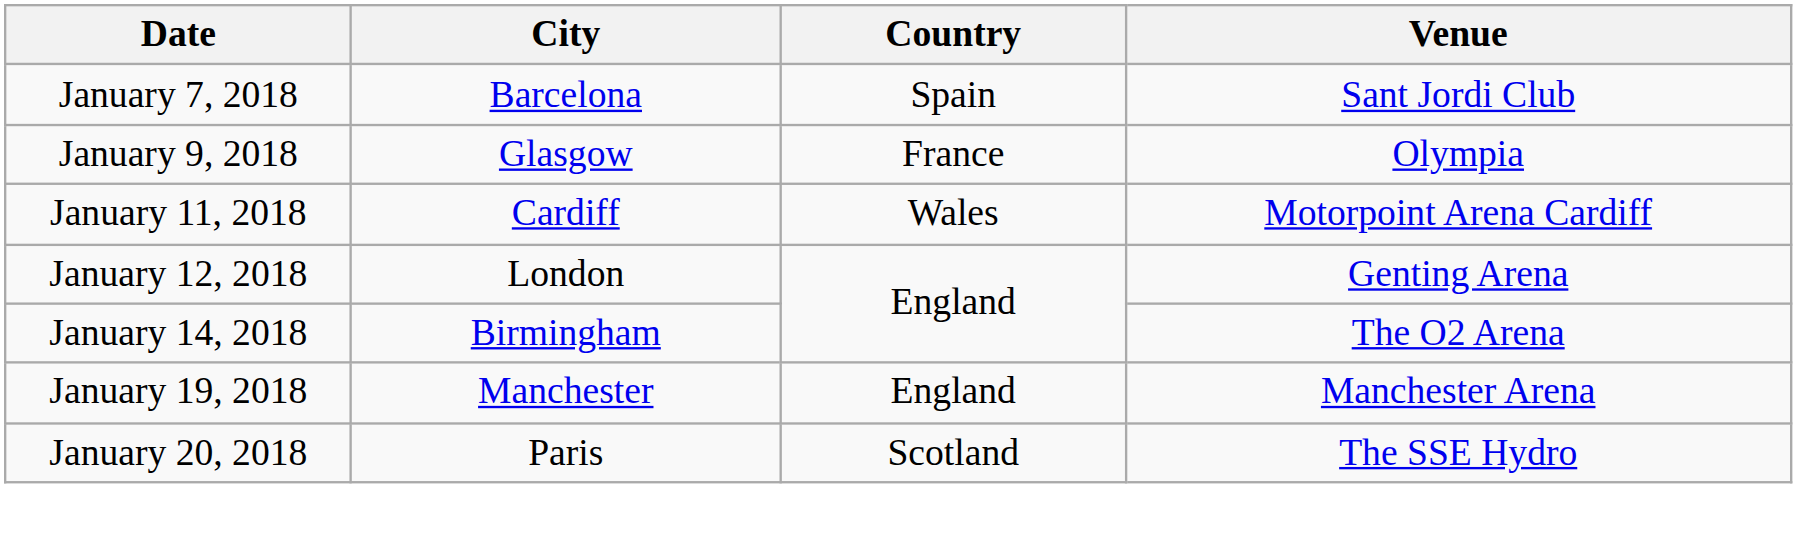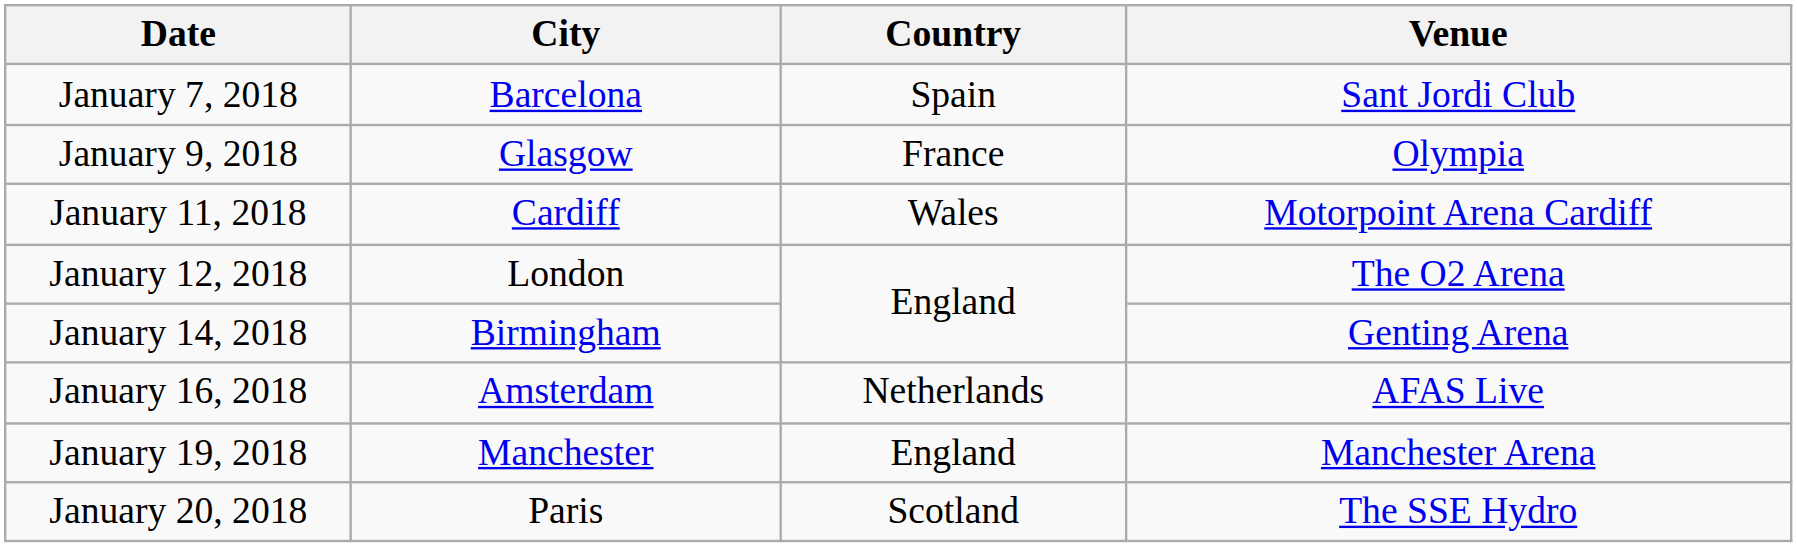(1458, 272) Genting Arena -> (1458, 272) The O2 Arena
(1458, 332) The O2 Arena -> (1458, 332) Genting Arena
+ row: (178, 392)
